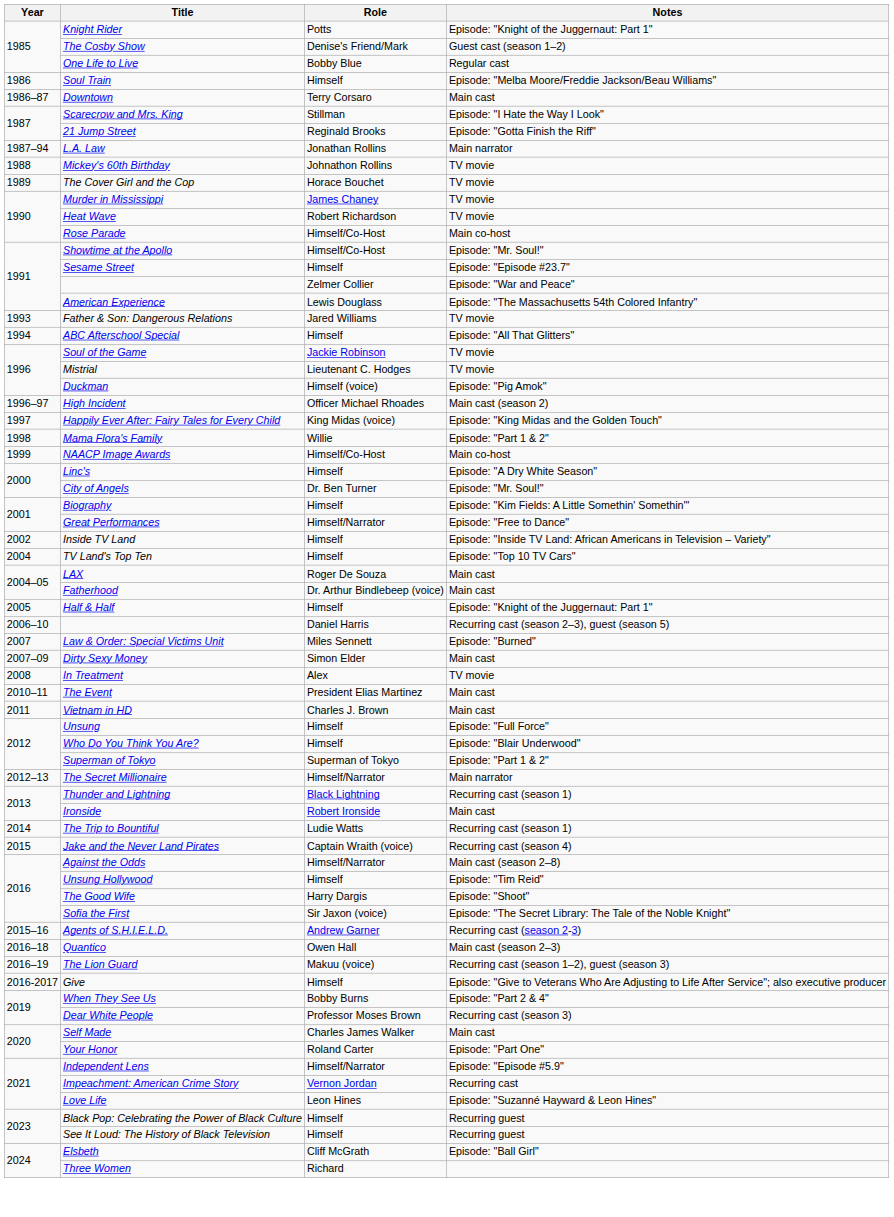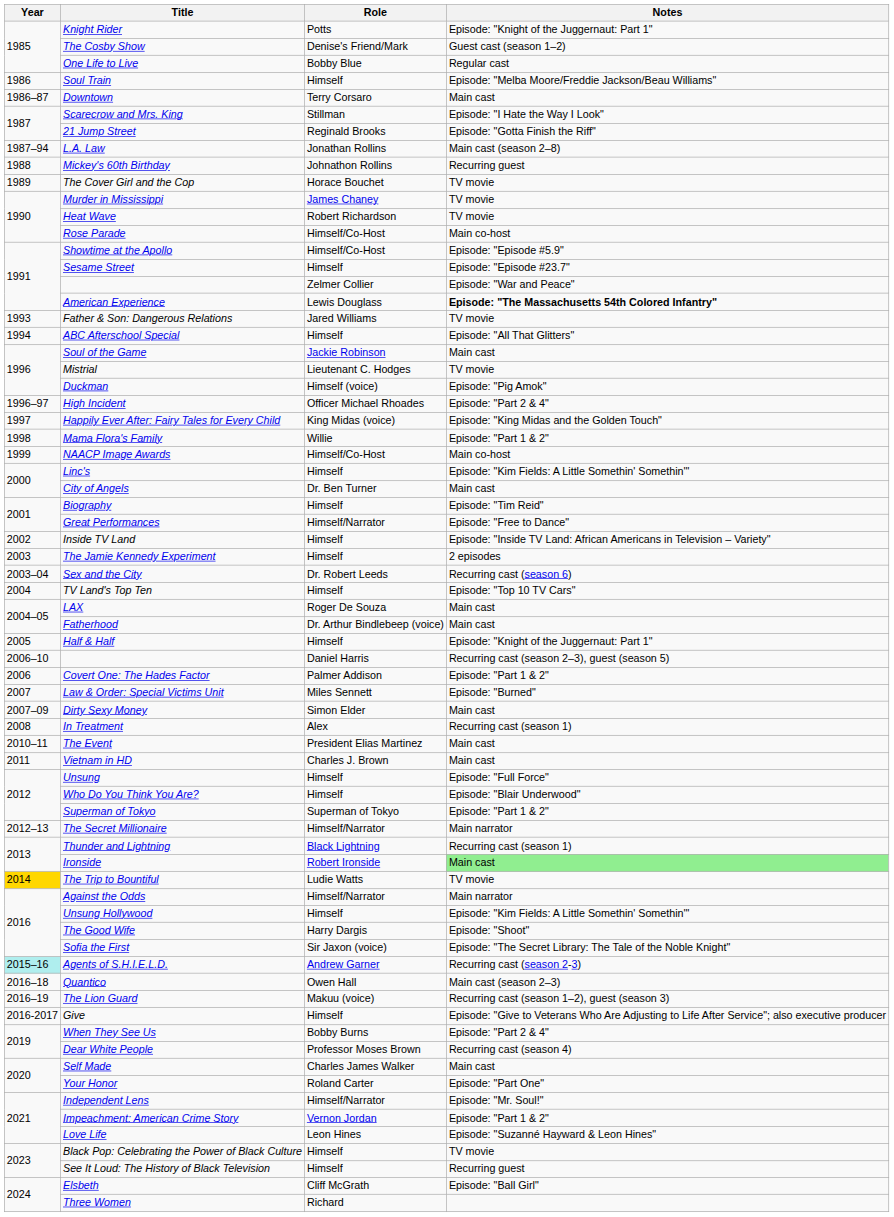(481, 149) Main narrator -> (505, 149) Main cast (season 2–8)
(472, 166) TV movie -> (487, 166) Recurring guest
(496, 251) Episode: "Mr. Soul!" -> (506, 251) Episode: "Episode #5.9"
(573, 302) normal -> (583, 302) bold
(472, 353) TV movie -> (472, 353) Main cast
(499, 404) Main cast (season 2) -> (499, 404) Episode: "Part 2 & 4"
(523, 472) Episode: "A Dry White Season" -> (569, 472) Episode: "Kim Fields: A Little Somethin' Somethin'"
(496, 489) Episode: "Mr. Soul!" -> (472, 489) Main cast
(569, 506) Episode: "Kim Fields: A Little Somethin' Somethin'" -> (496, 506) Episode: "Tim Reid"
+ row: (139, 557)
+ row: (102, 574)
+ row: (136, 676)
(472, 676) TV movie -> (510, 727) Recurring cast (season 1)
(472, 812) no background -> (472, 863) lightgreen background
(19, 829) no background -> (19, 880) gold background
(510, 829) Recurring cast (season 1) -> (472, 880) TV movie
- row: (141, 846)
(505, 863) Main cast (season 2–8) -> (481, 897) Main narrator
(496, 880) Episode: "Tim Reid" -> (569, 914) Episode: "Kim Fields: A Little Somethin' Somethin'"
(28, 931) no background -> (28, 965) paleturquoise background
(510, 1016) Recurring cast (season 3) -> (510, 1050) Recurring cast (season 4)
(506, 1067) Episode: "Episode #5.9" -> (496, 1101) Episode: "Mr. Soul!"
(483, 1084) Recurring cast -> (499, 1118) Episode: "Part 1 & 2"
(487, 1118) Recurring guest -> (472, 1152) TV movie
